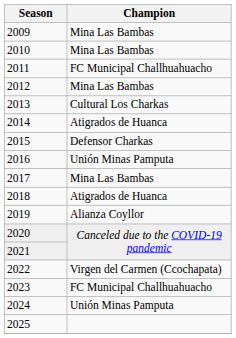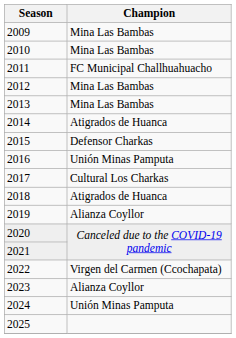(119, 104) Cultural Los Charkas -> (112, 104) Mina Las Bambas
(112, 178) Mina Las Bambas -> (119, 178) Cultural Los Charkas
(141, 287) FC Municipal Challhuahuacho -> (107, 287) Alianza Coyllor
